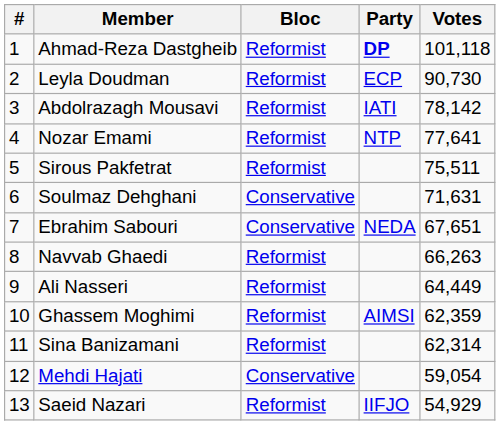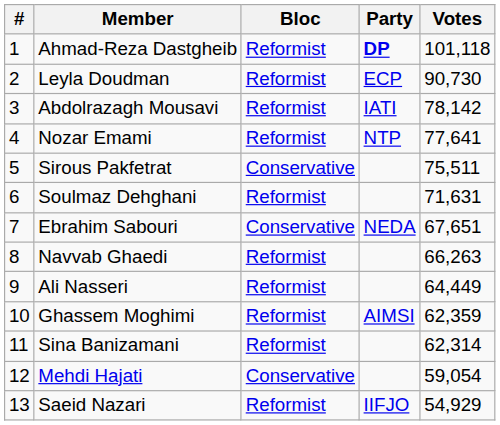(286, 167) Reformist -> (300, 167) Conservative
(300, 197) Conservative -> (286, 197) Reformist
